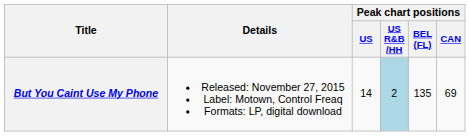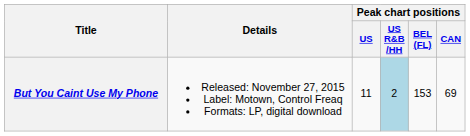(366, 94) 14 -> (366, 94) 11
(423, 94) 135 -> (423, 94) 153
